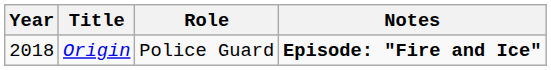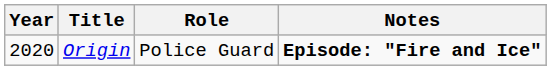(32, 50) 2018 -> (32, 50) 2020
